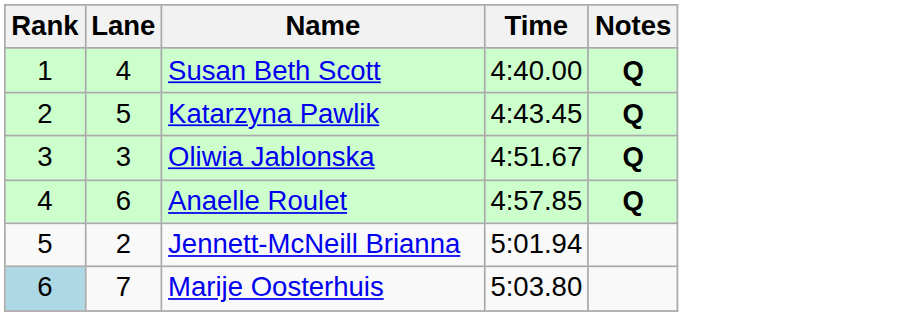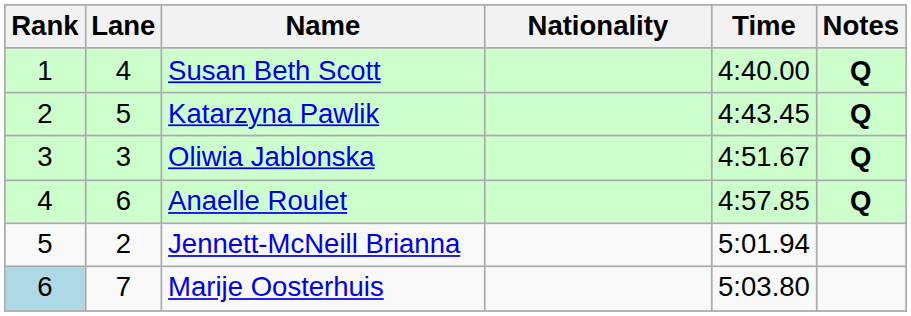+ column: (598, 26)
